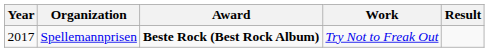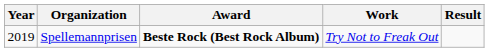(21, 36) 2017 -> (21, 36) 2019
